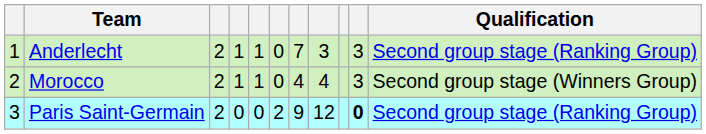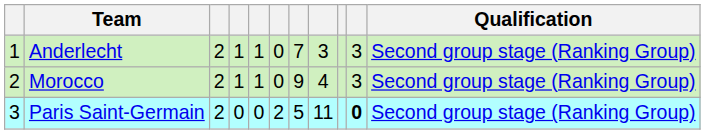(299, 81) 4 -> (299, 81) 9
(535, 81) Second group stage (Winners Group) -> (533, 81) Second group stage (Ranking Group)
(299, 112) 9 -> (299, 112) 5
(324, 112) 12 -> (323, 112) 11
